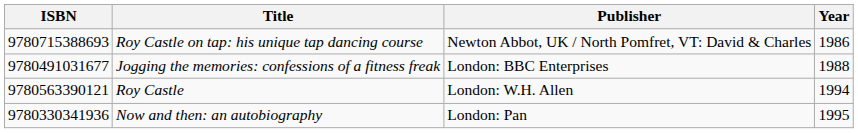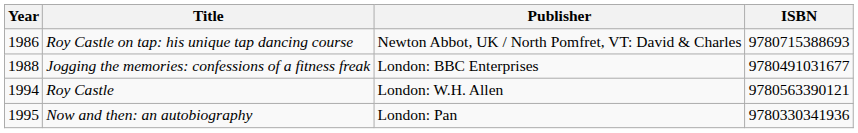columns swapped: (834, 16) <-> (58, 16)
